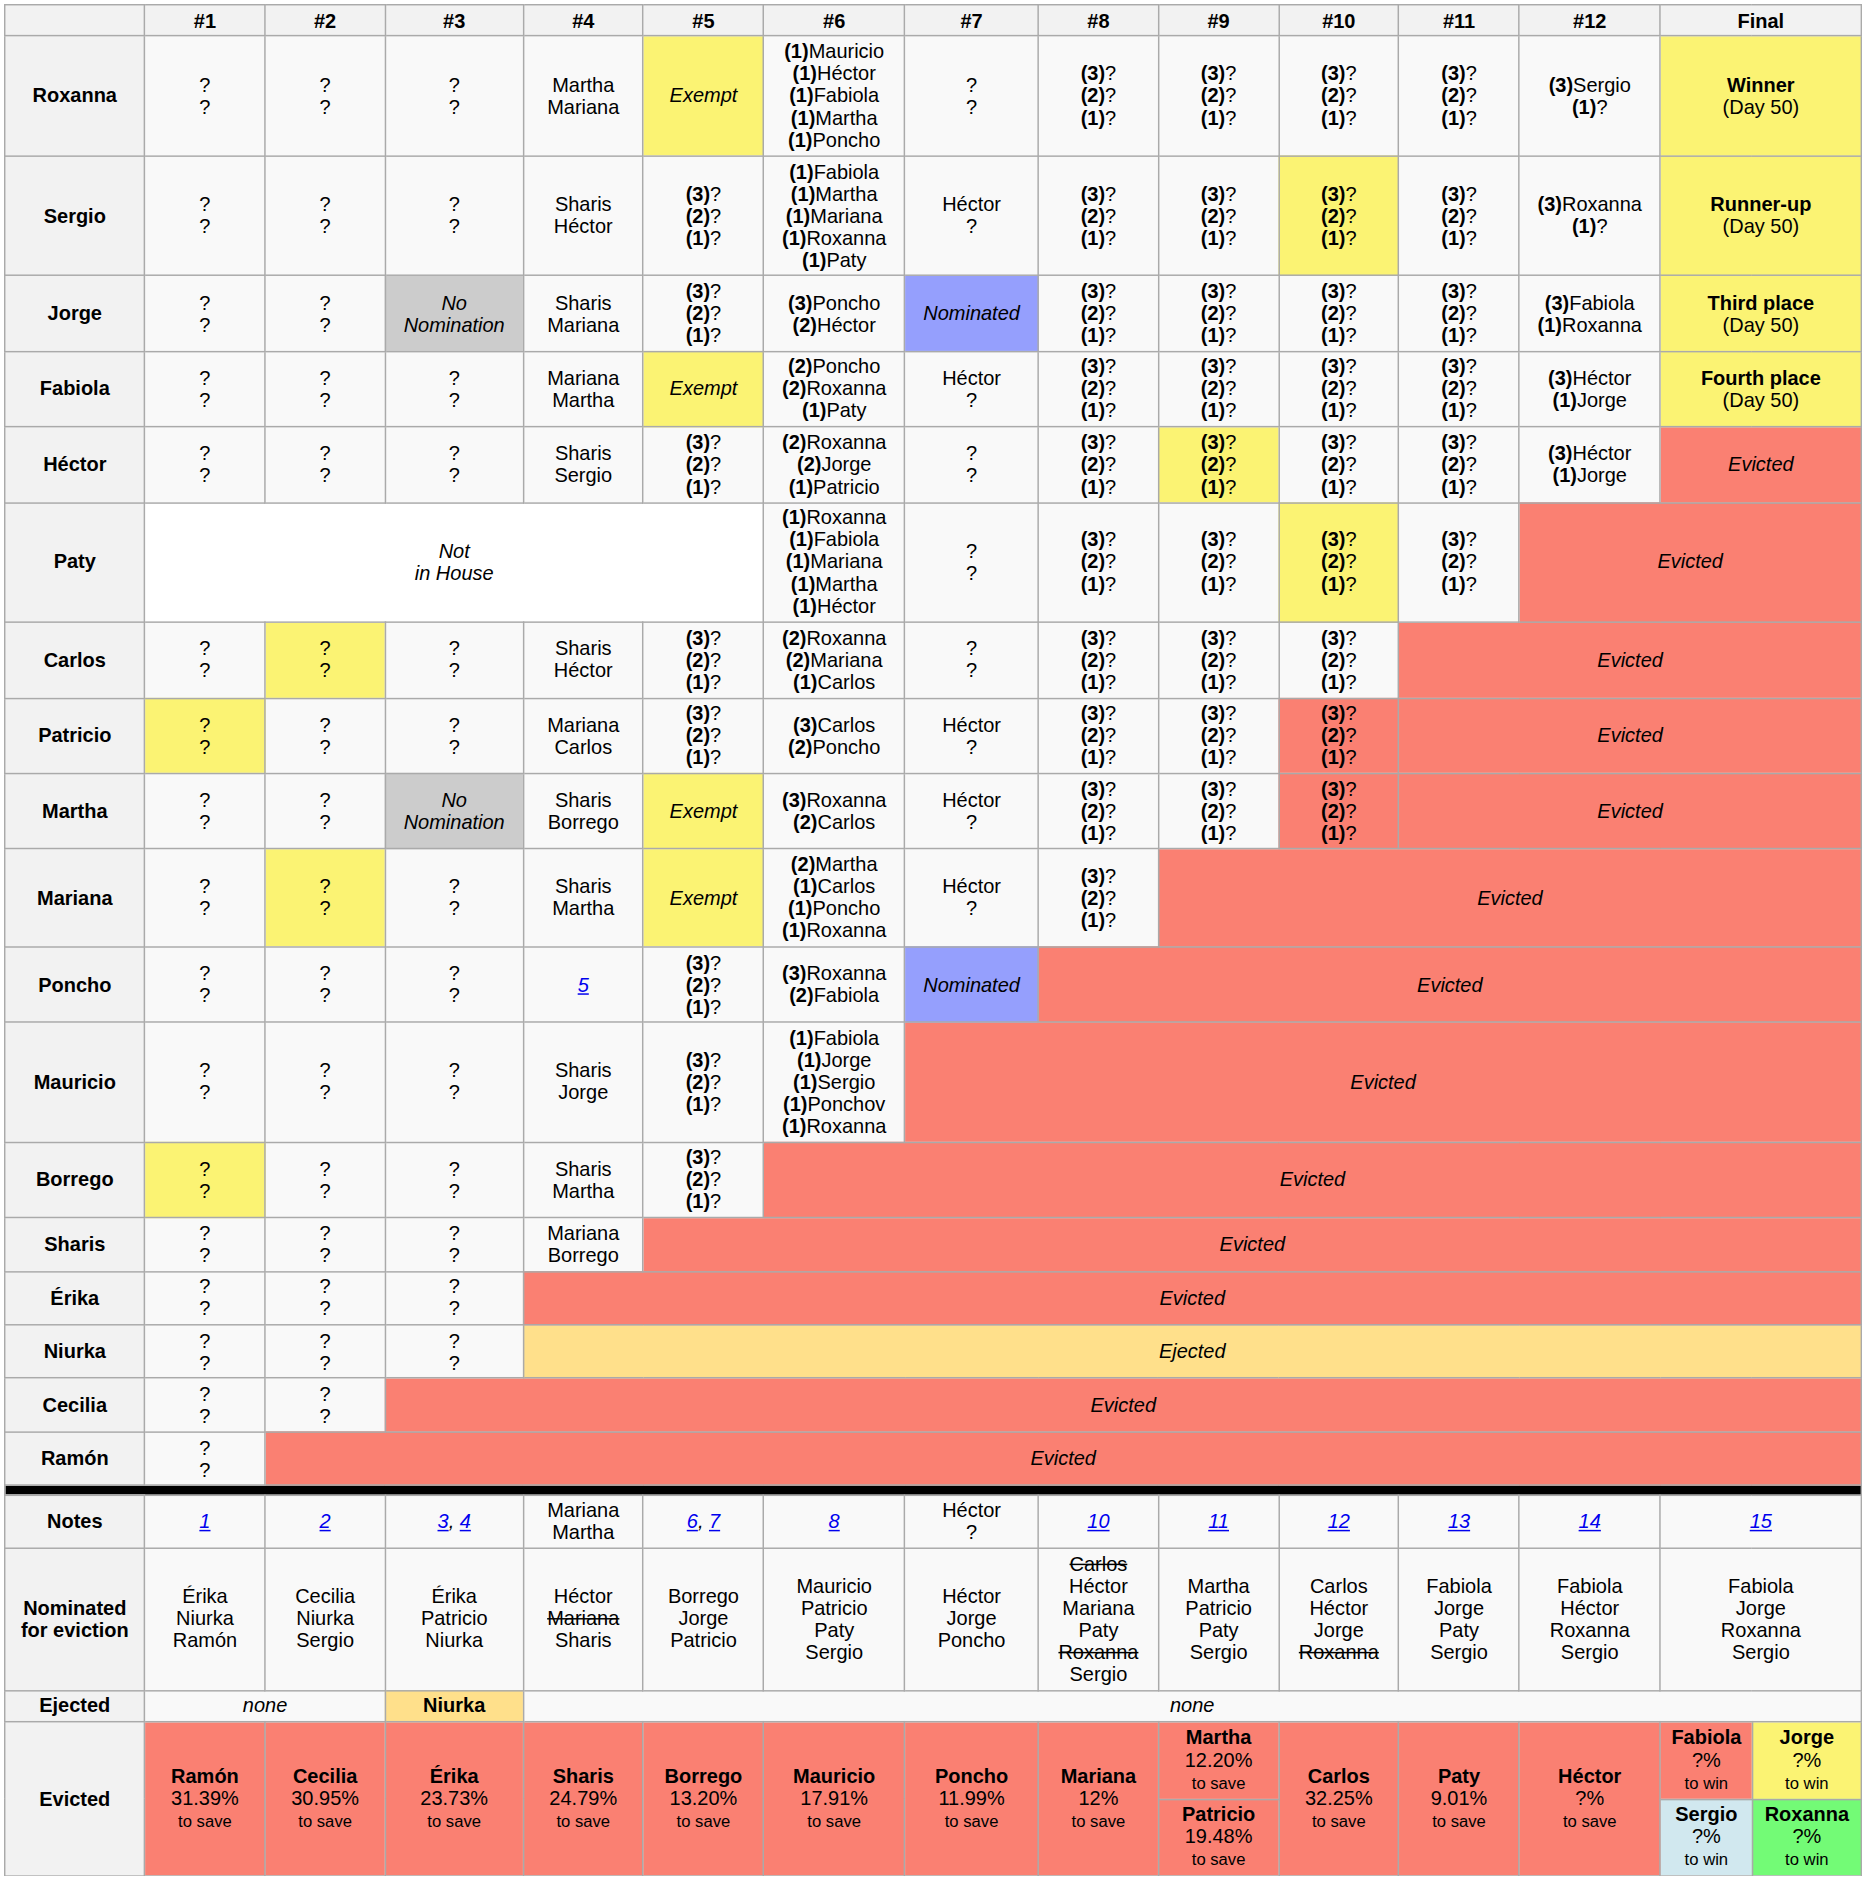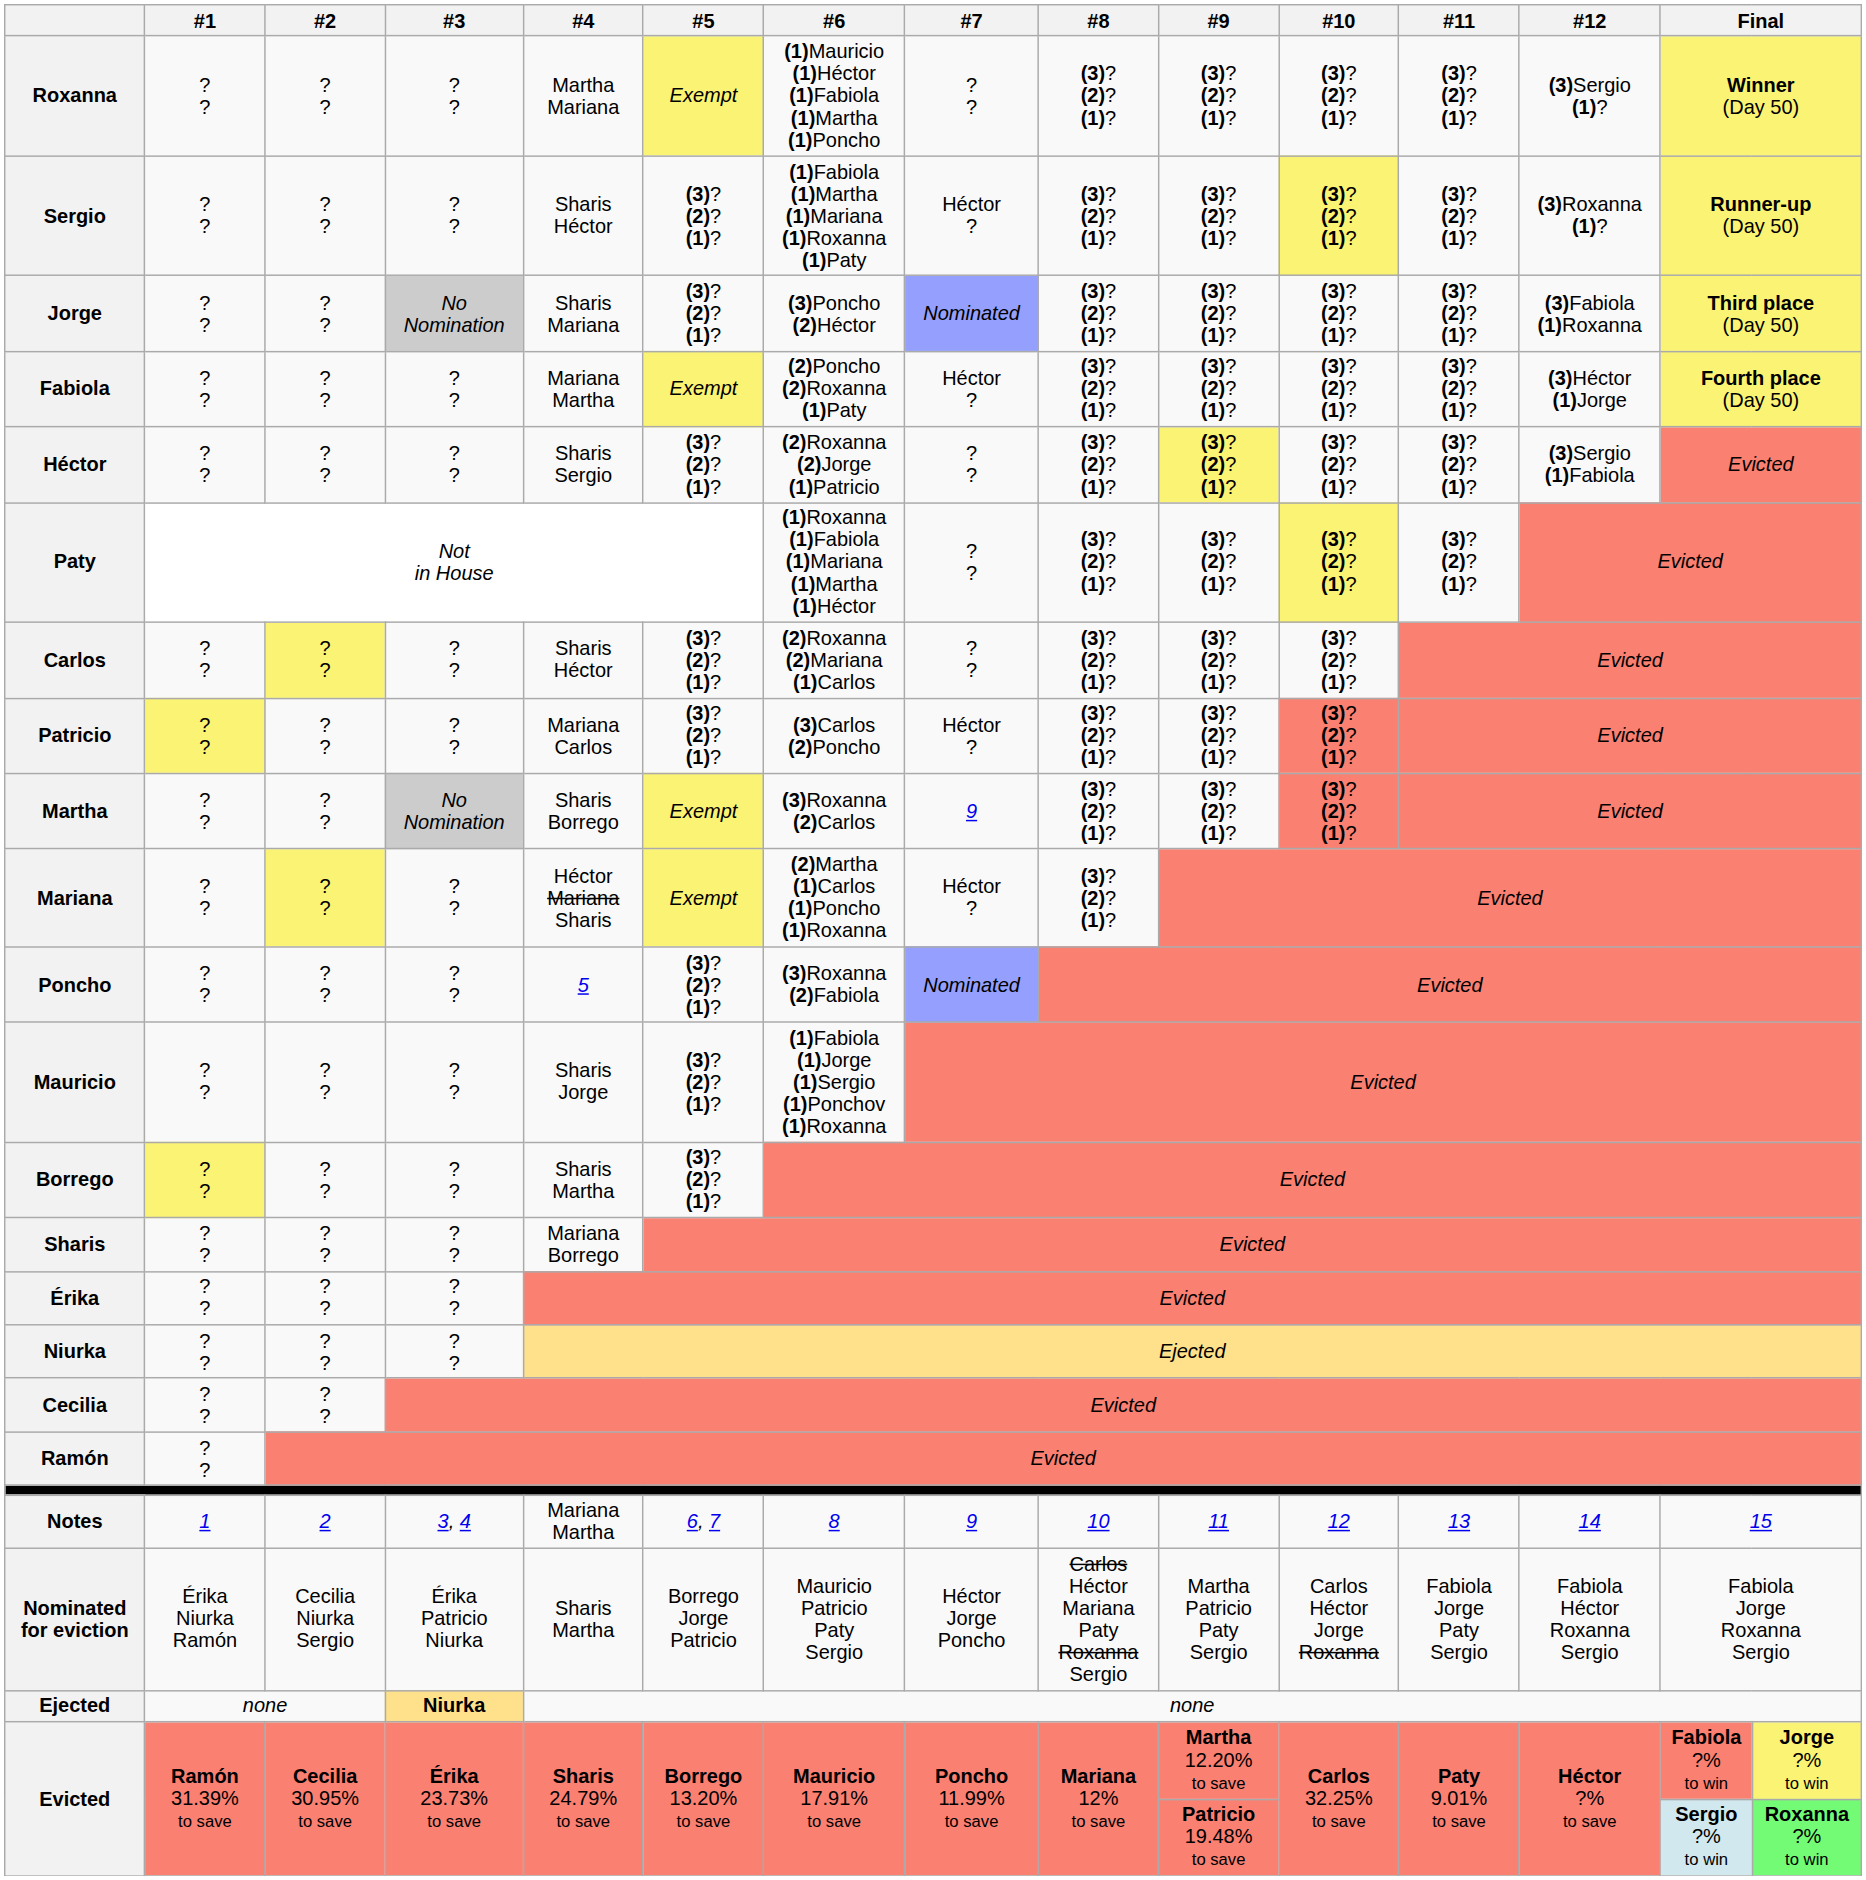(1590, 464) (3)Héctor (1)Jorge -> (1590, 464) (3)Sergio (1)Fabiola
(972, 811) Héctor ? -> (972, 811) 9
(583, 897) Sharis Martha -> (583, 897) Héctor Mariana Sharis
(972, 1521) Héctor ? -> (972, 1521) 9
(583, 1619) Héctor Mariana Sharis -> (583, 1619) Sharis Martha
